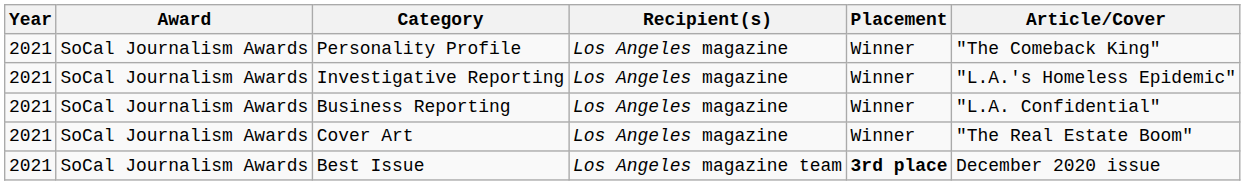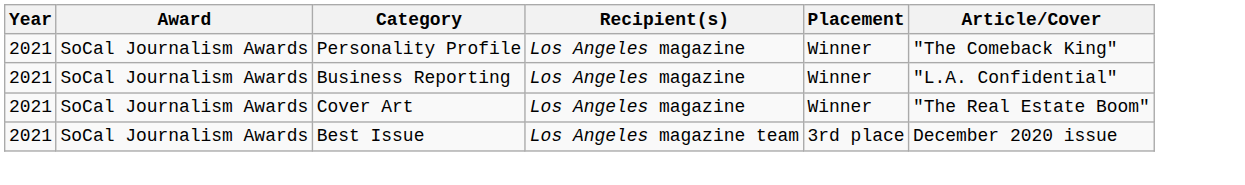- row: (441, 78)
(899, 166) bold -> (856, 136) normal
